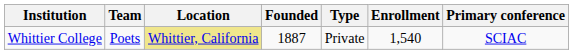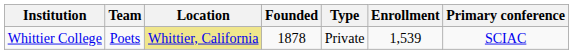(292, 37) 1887 -> (292, 37) 1878
(405, 37) 1,540 -> (405, 37) 1,539
